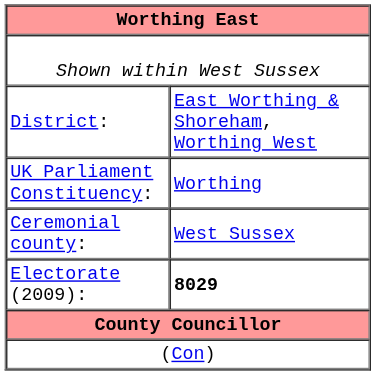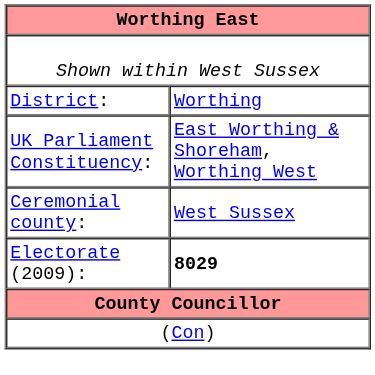(256, 122) East Worthing & Shoreham, Worthing West -> (218, 101) Worthing
(218, 183) Worthing -> (256, 151) East Worthing & Shoreham, Worthing West
